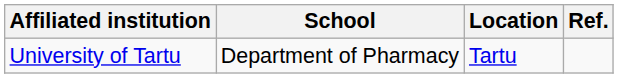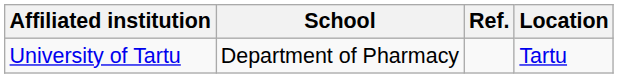columns swapped: (514, 21) <-> (588, 21)
